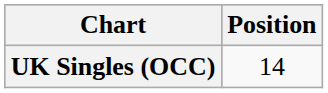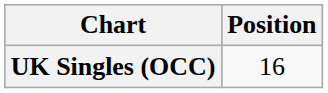(272, 66) 14 -> (272, 66) 16
